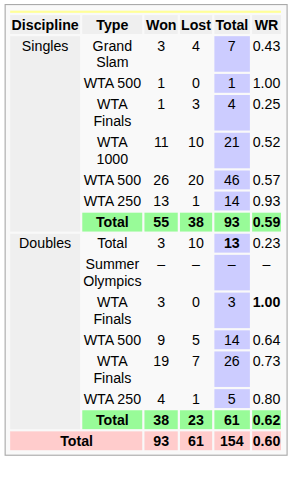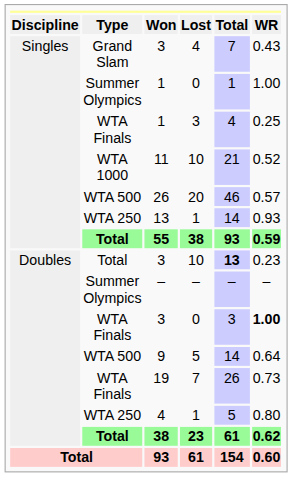(112, 83) WTA 500 -> (112, 91) Summer Olympics
